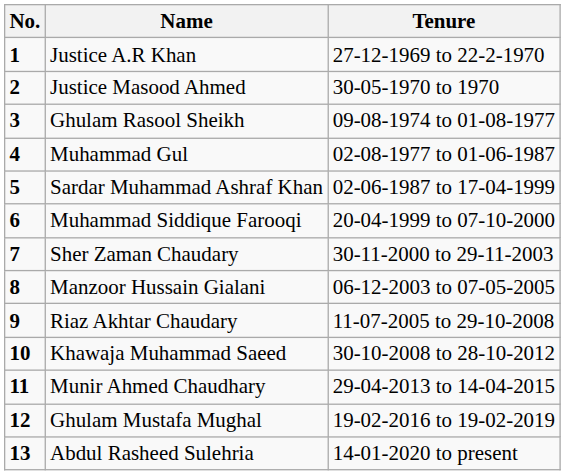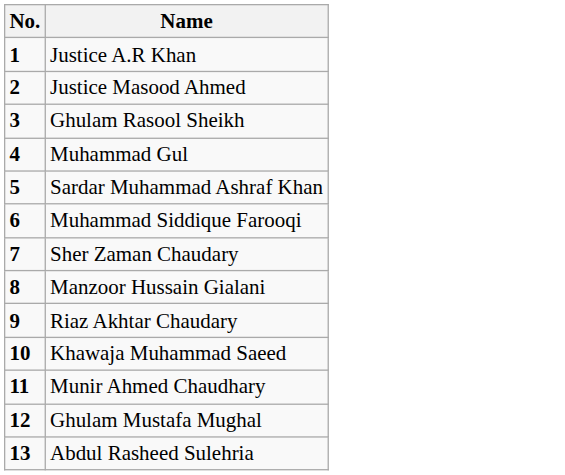- column: (444, 21)
